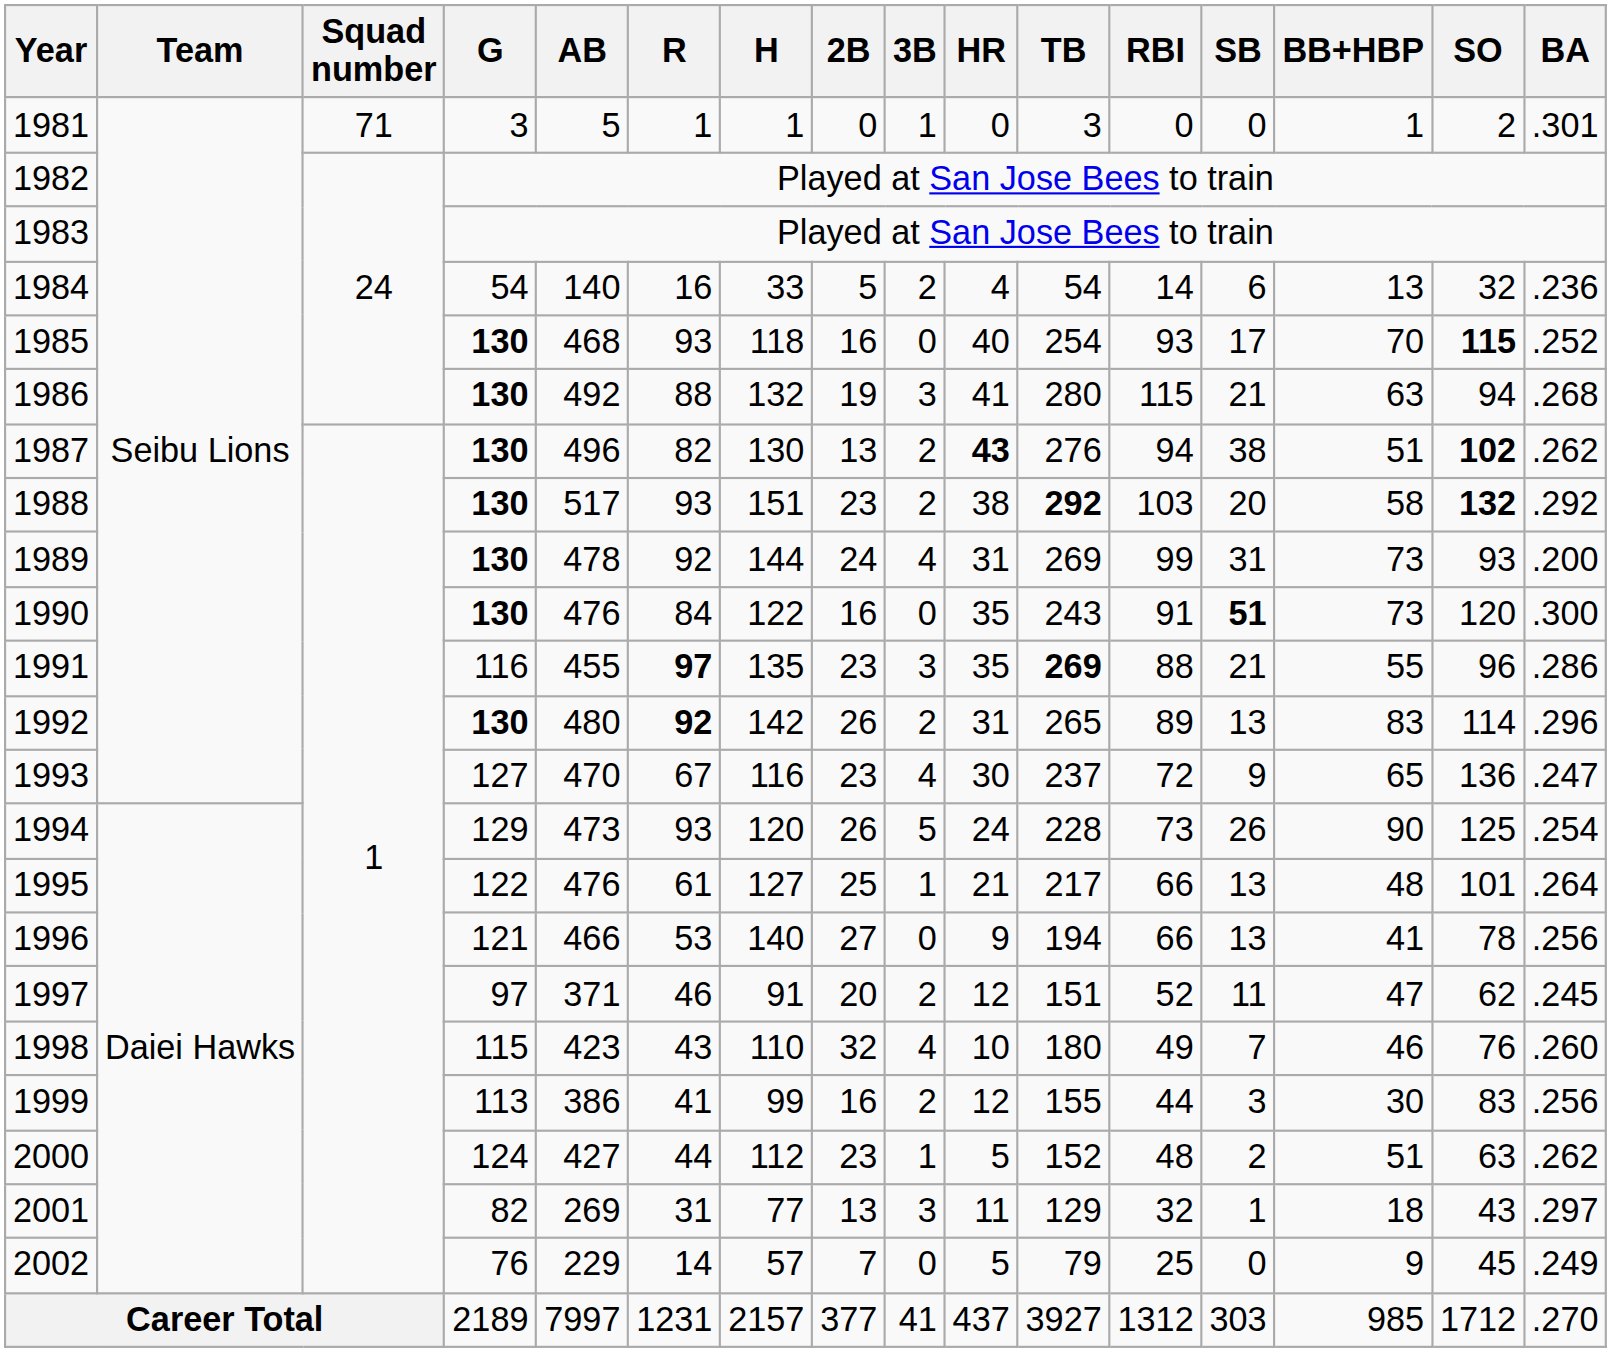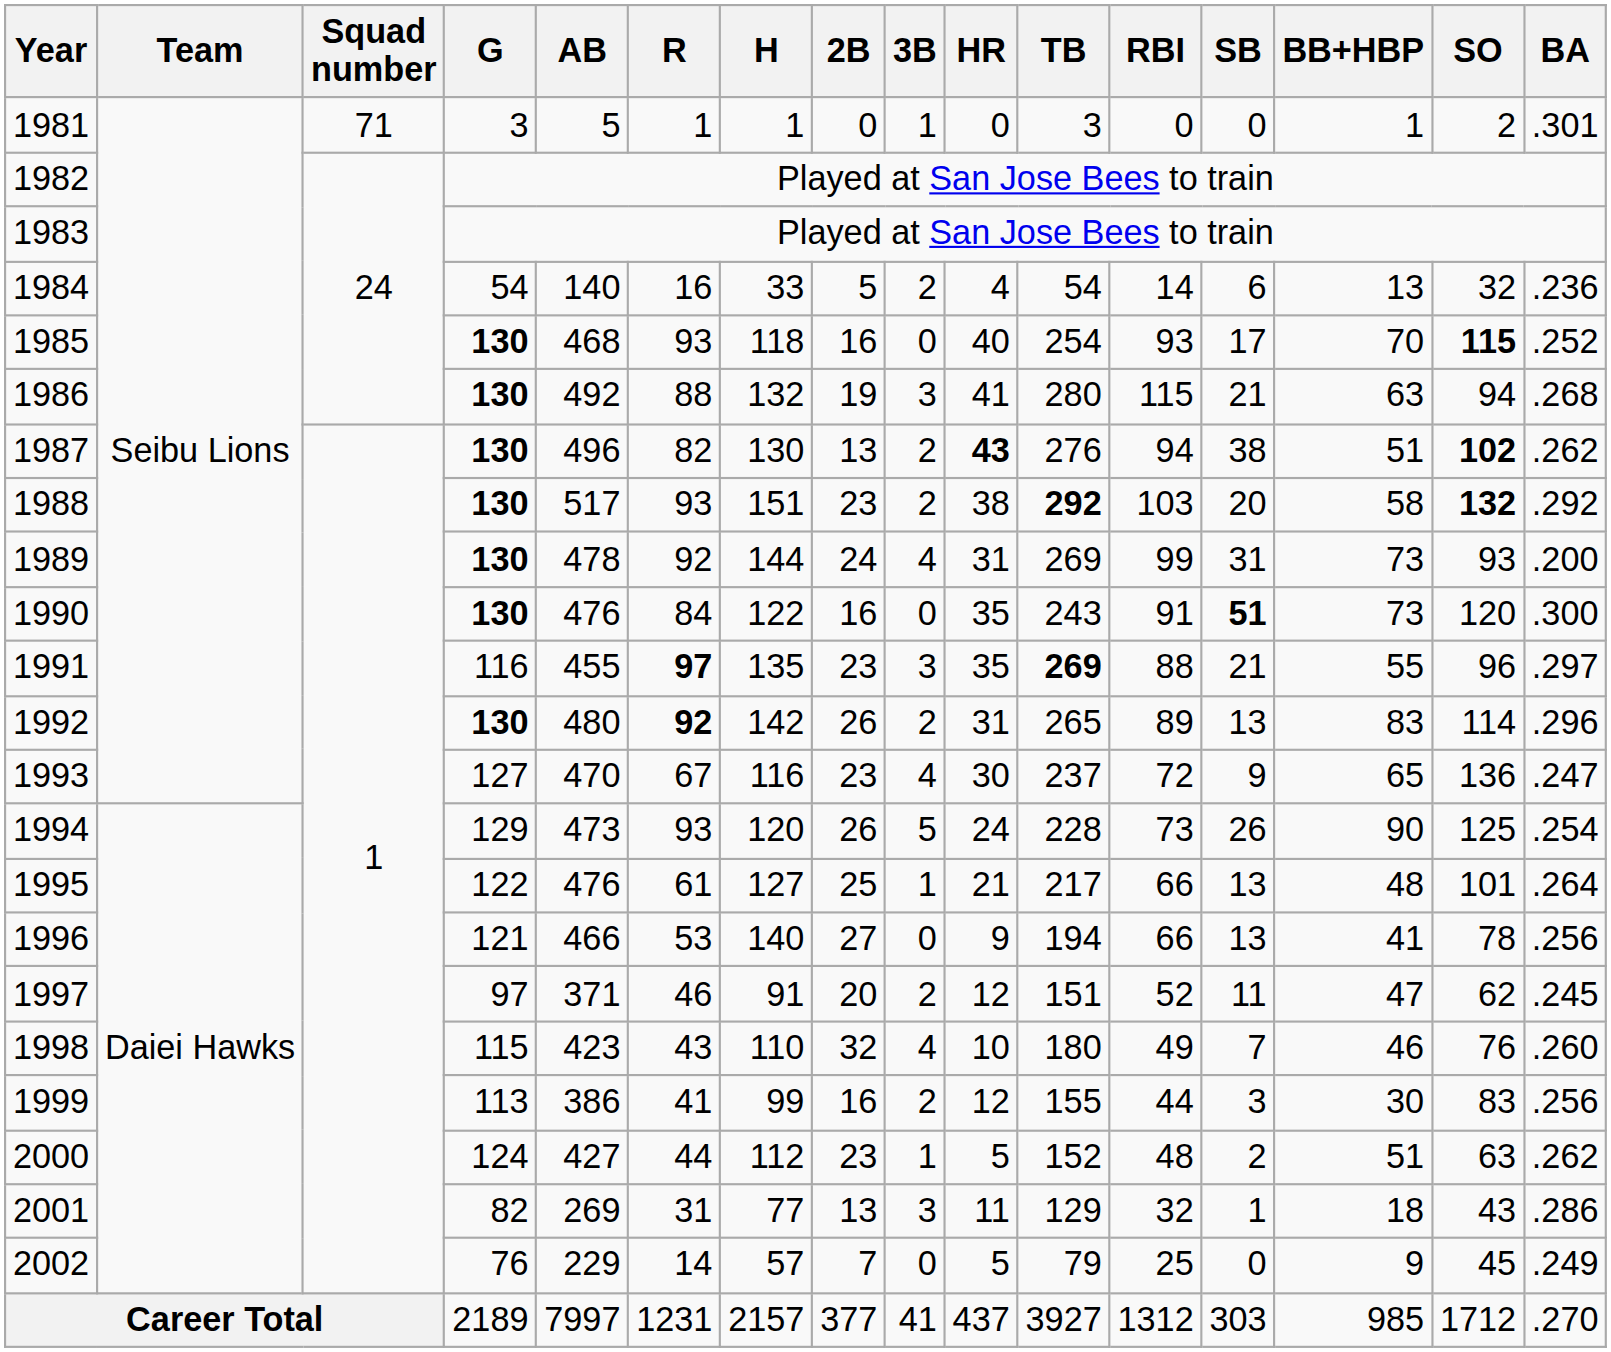(1565, 667) .286 -> (1565, 667) .297
(1565, 1210) .297 -> (1565, 1210) .286
